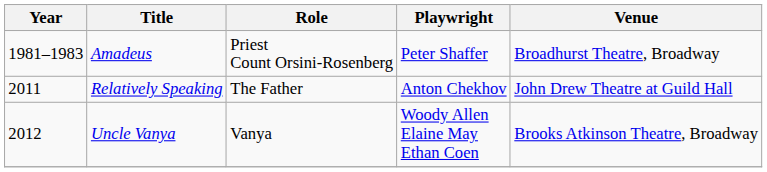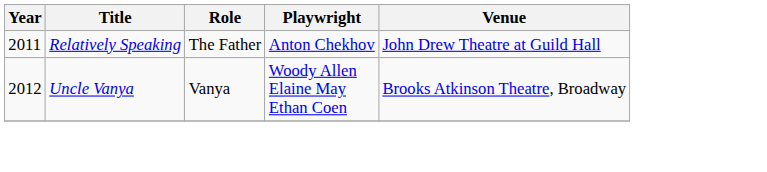- row: (121, 53)
